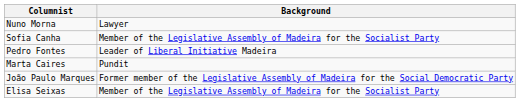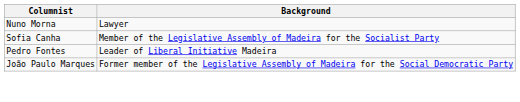- row: (36, 64)
- row: (36, 91)
